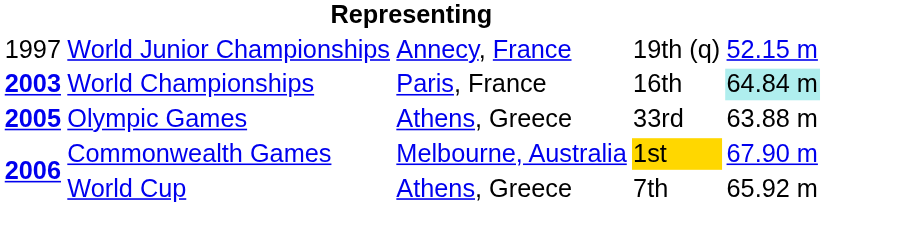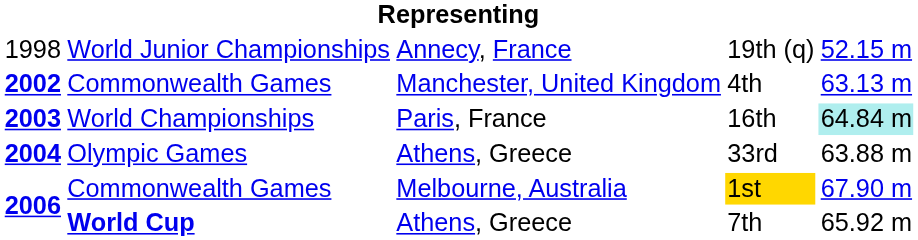(33, 49) 1997 -> (33, 49) 1998
+ row: (745, 84)
(33, 118) 2005 -> (33, 153) 2004
(127, 188) normal -> (131, 223) bold
